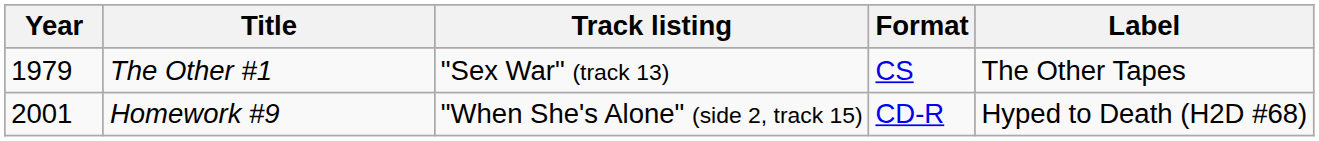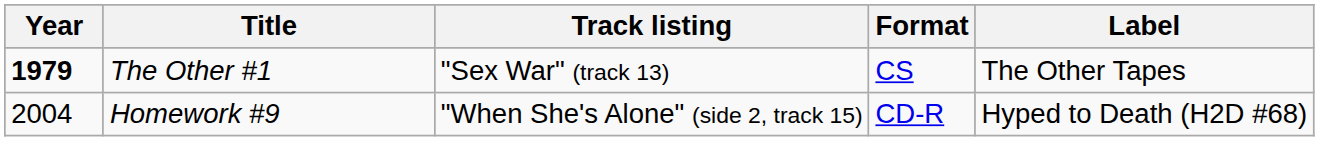(42, 69) normal -> (42, 69) bold
(42, 113) 2001 -> (42, 113) 2004
